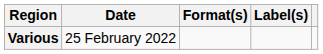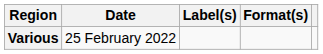columns swapped: (215, 15) <-> (281, 15)
